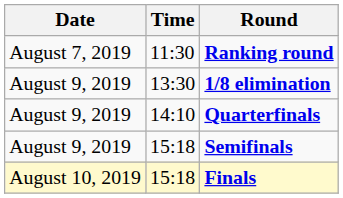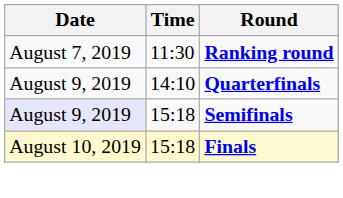- row: (268, 83)
(70, 146) no background -> (70, 114) lavender background
